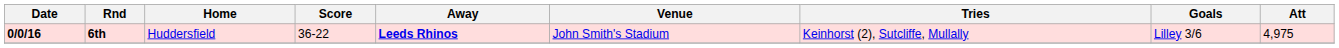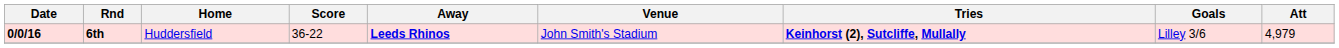(886, 33) normal -> (876, 33) bold
(1278, 33) 4,975 -> (1280, 33) 4,979
